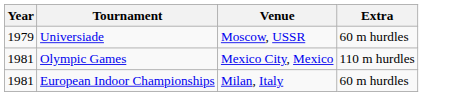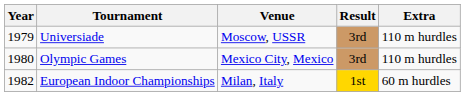+ column: (358, 15)
(374, 37) 60 m hurdles -> (419, 37) 110 m hurdles
(21, 59) 1981 -> (21, 59) 1980
(21, 81) 1981 -> (21, 81) 1982
